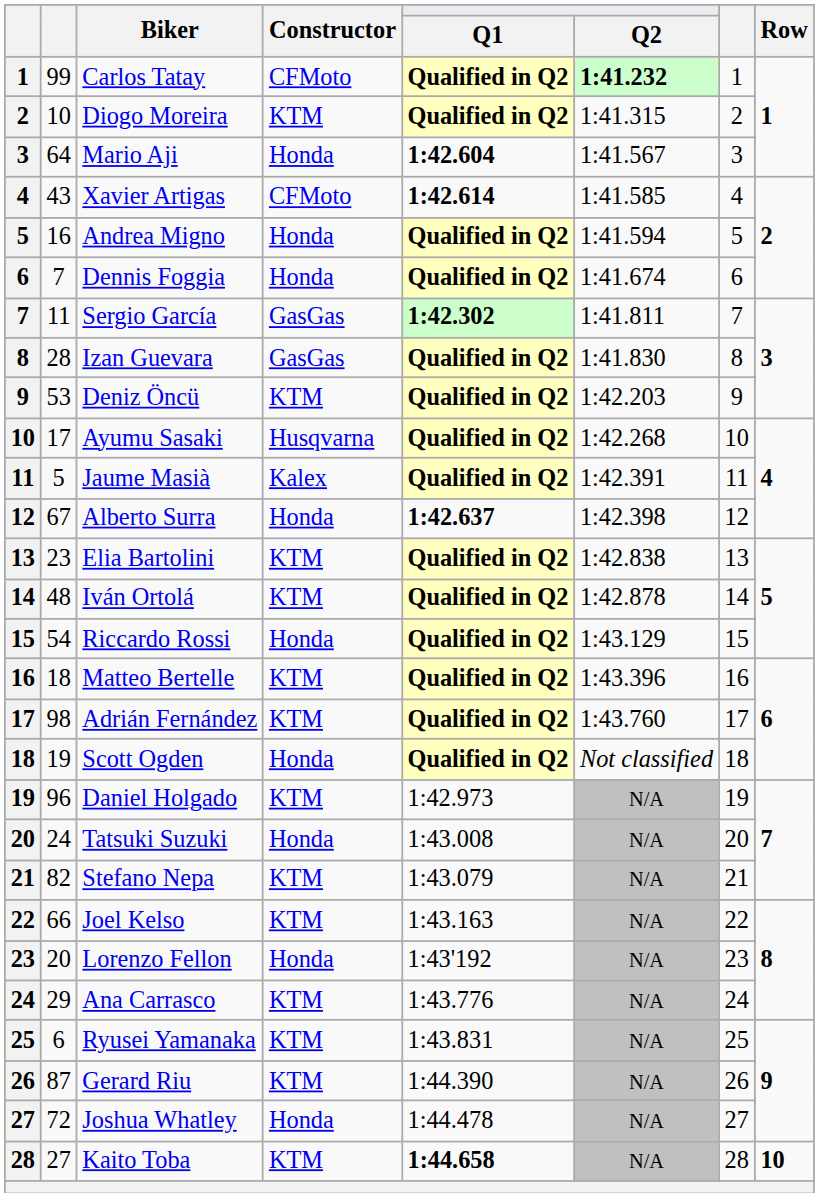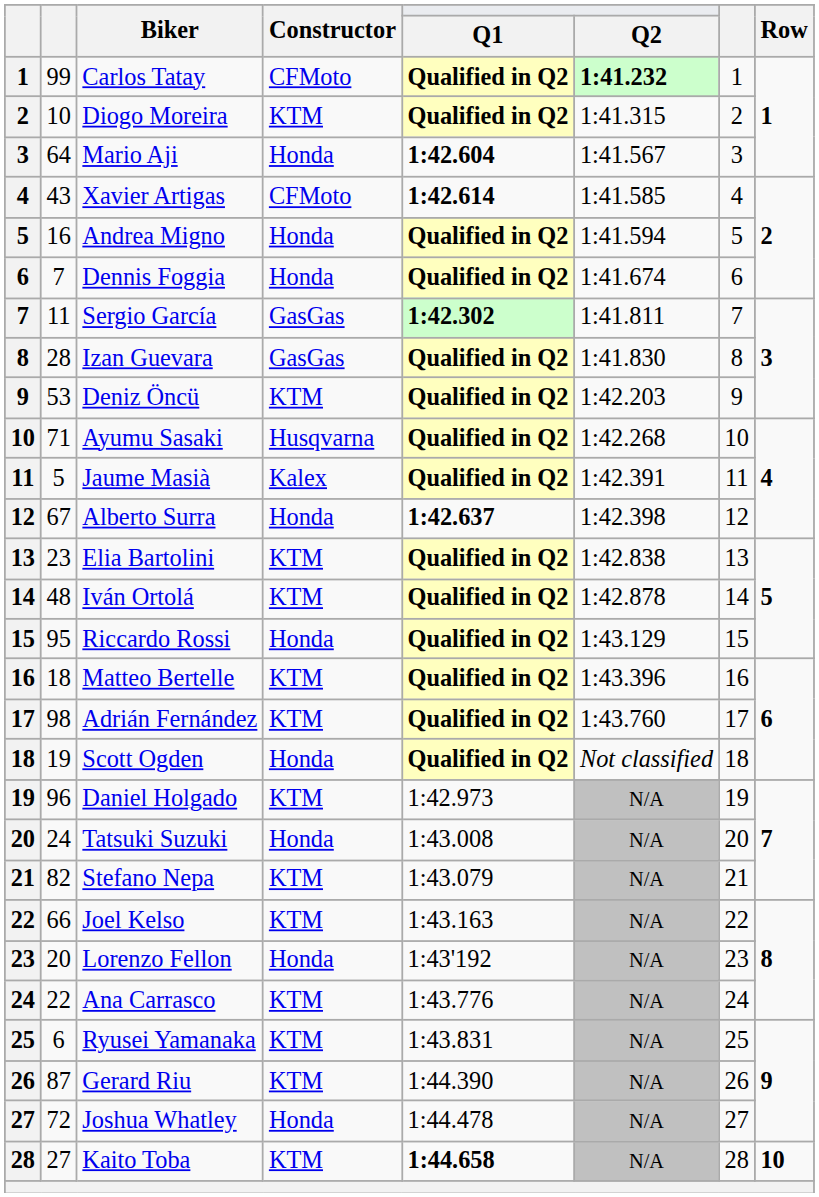(59, 437) 17 -> (59, 437) 71
(59, 638) 54 -> (59, 638) 95
(59, 999) 29 -> (59, 999) 22
